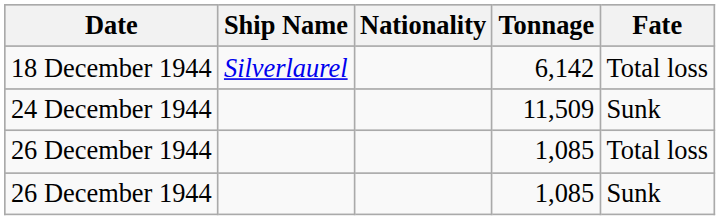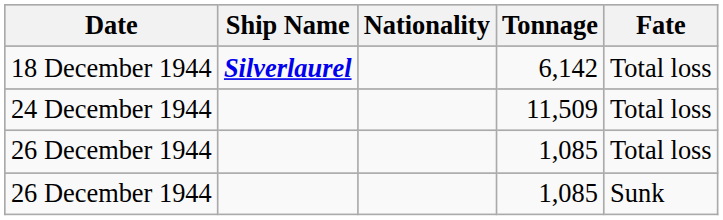(286, 67) normal -> (288, 67) bold
(634, 109) Sunk -> (661, 109) Total loss
